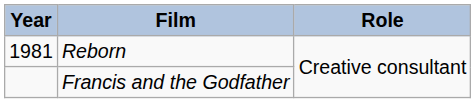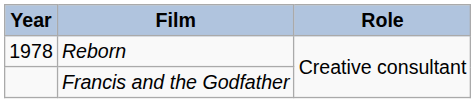(31, 51) 1981 -> (31, 51) 1978
